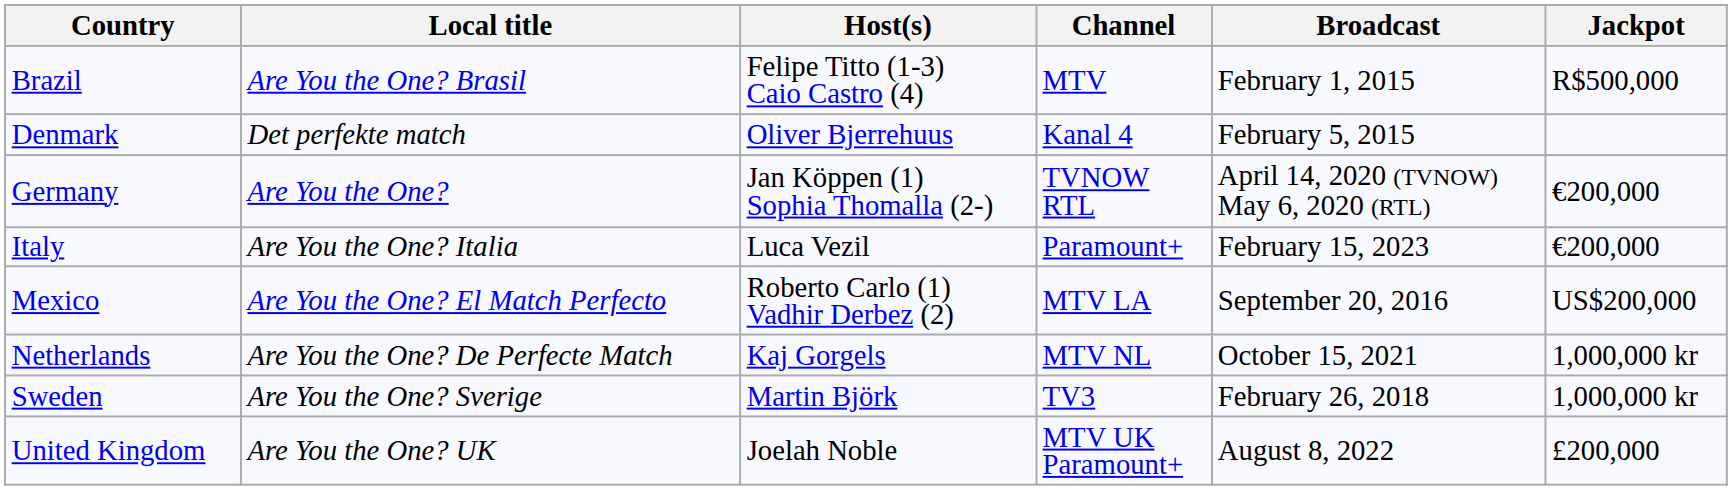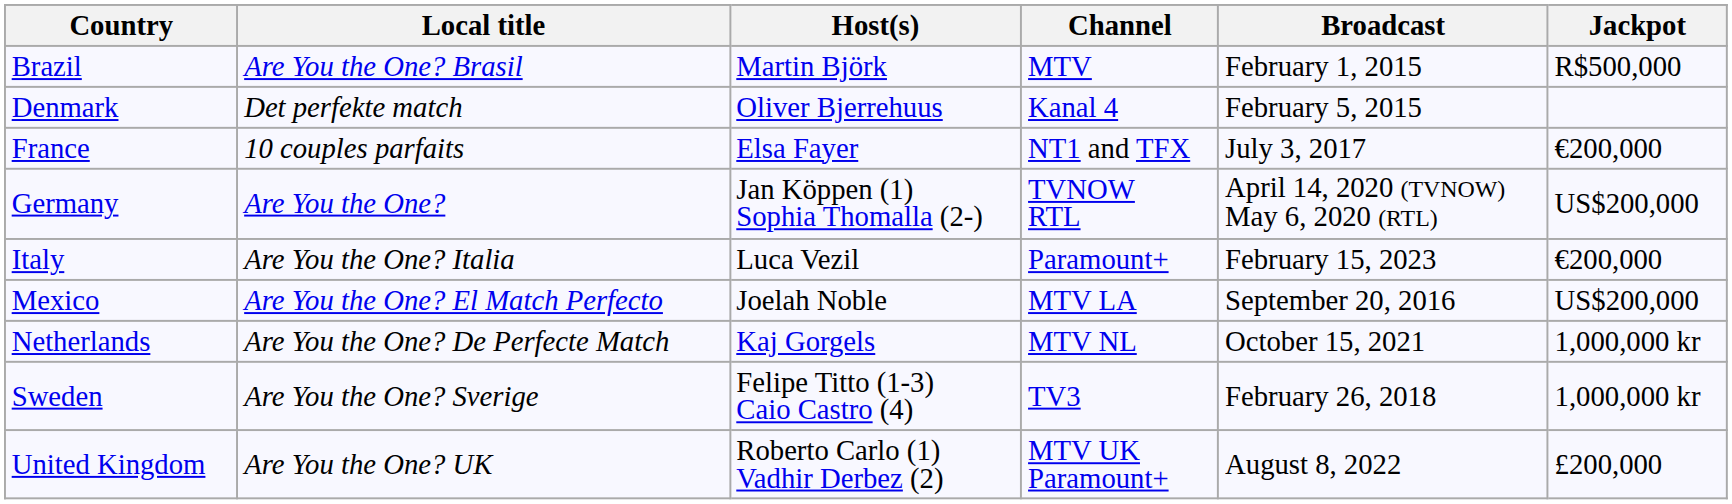(846, 79) Felipe Titto (1-3) Caio Castro (4) -> (812, 66) Martin Björk
+ row: (51, 147)
(1606, 190) €200,000 -> (1627, 203) US$200,000
(850, 301) Roberto Carlo (1) Vadhir Derbez (2) -> (812, 300) Joelah Noble
(822, 396) Martin Björk -> (835, 396) Felipe Titto (1-3) Caio Castro (4)
(822, 450) Joelah Noble -> (840, 464) Roberto Carlo (1) Vadhir Derbez (2)
